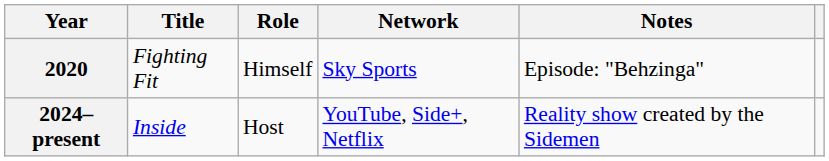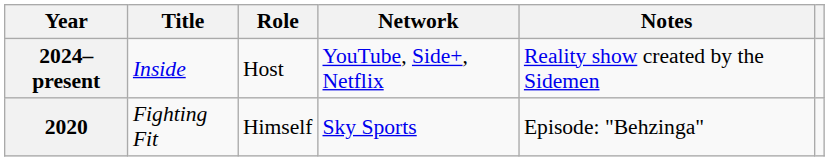rows swapped: (66, 68) <-> (66, 126)
